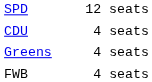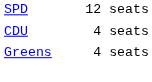- row: (16, 74)
